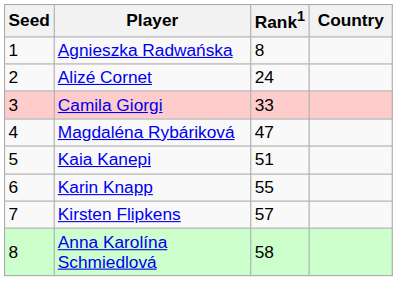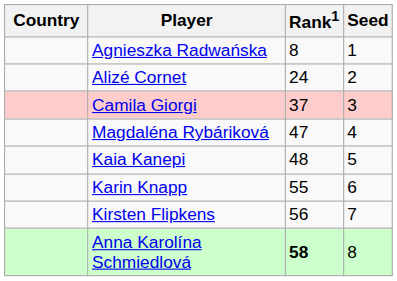columns swapped: (351, 20) <-> (29, 20)
(264, 105) 33 -> (299, 105) 37
(264, 159) 51 -> (299, 159) 48
(264, 214) 57 -> (299, 214) 56
(264, 251) normal -> (299, 251) bold
